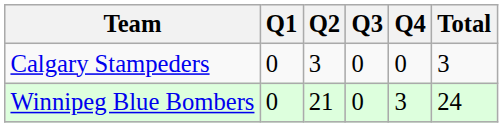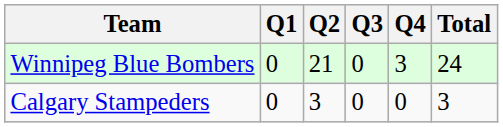rows swapped: (110, 63) <-> (132, 102)
